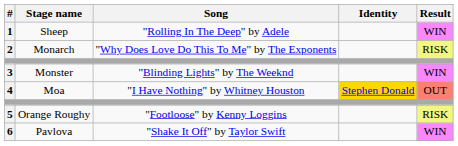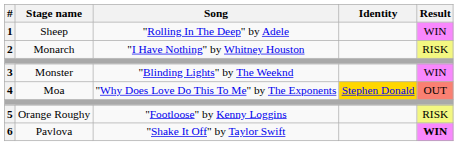(216, 49) "Why Does Love Do This To Me" by The Exponents -> (216, 49) "I Have Nothing" by Whitney Houston
(216, 90) "I Have Nothing" by Whitney Houston -> (216, 90) "Why Does Love Do This To Me" by The Exponents
(435, 132) normal -> (435, 132) bold
